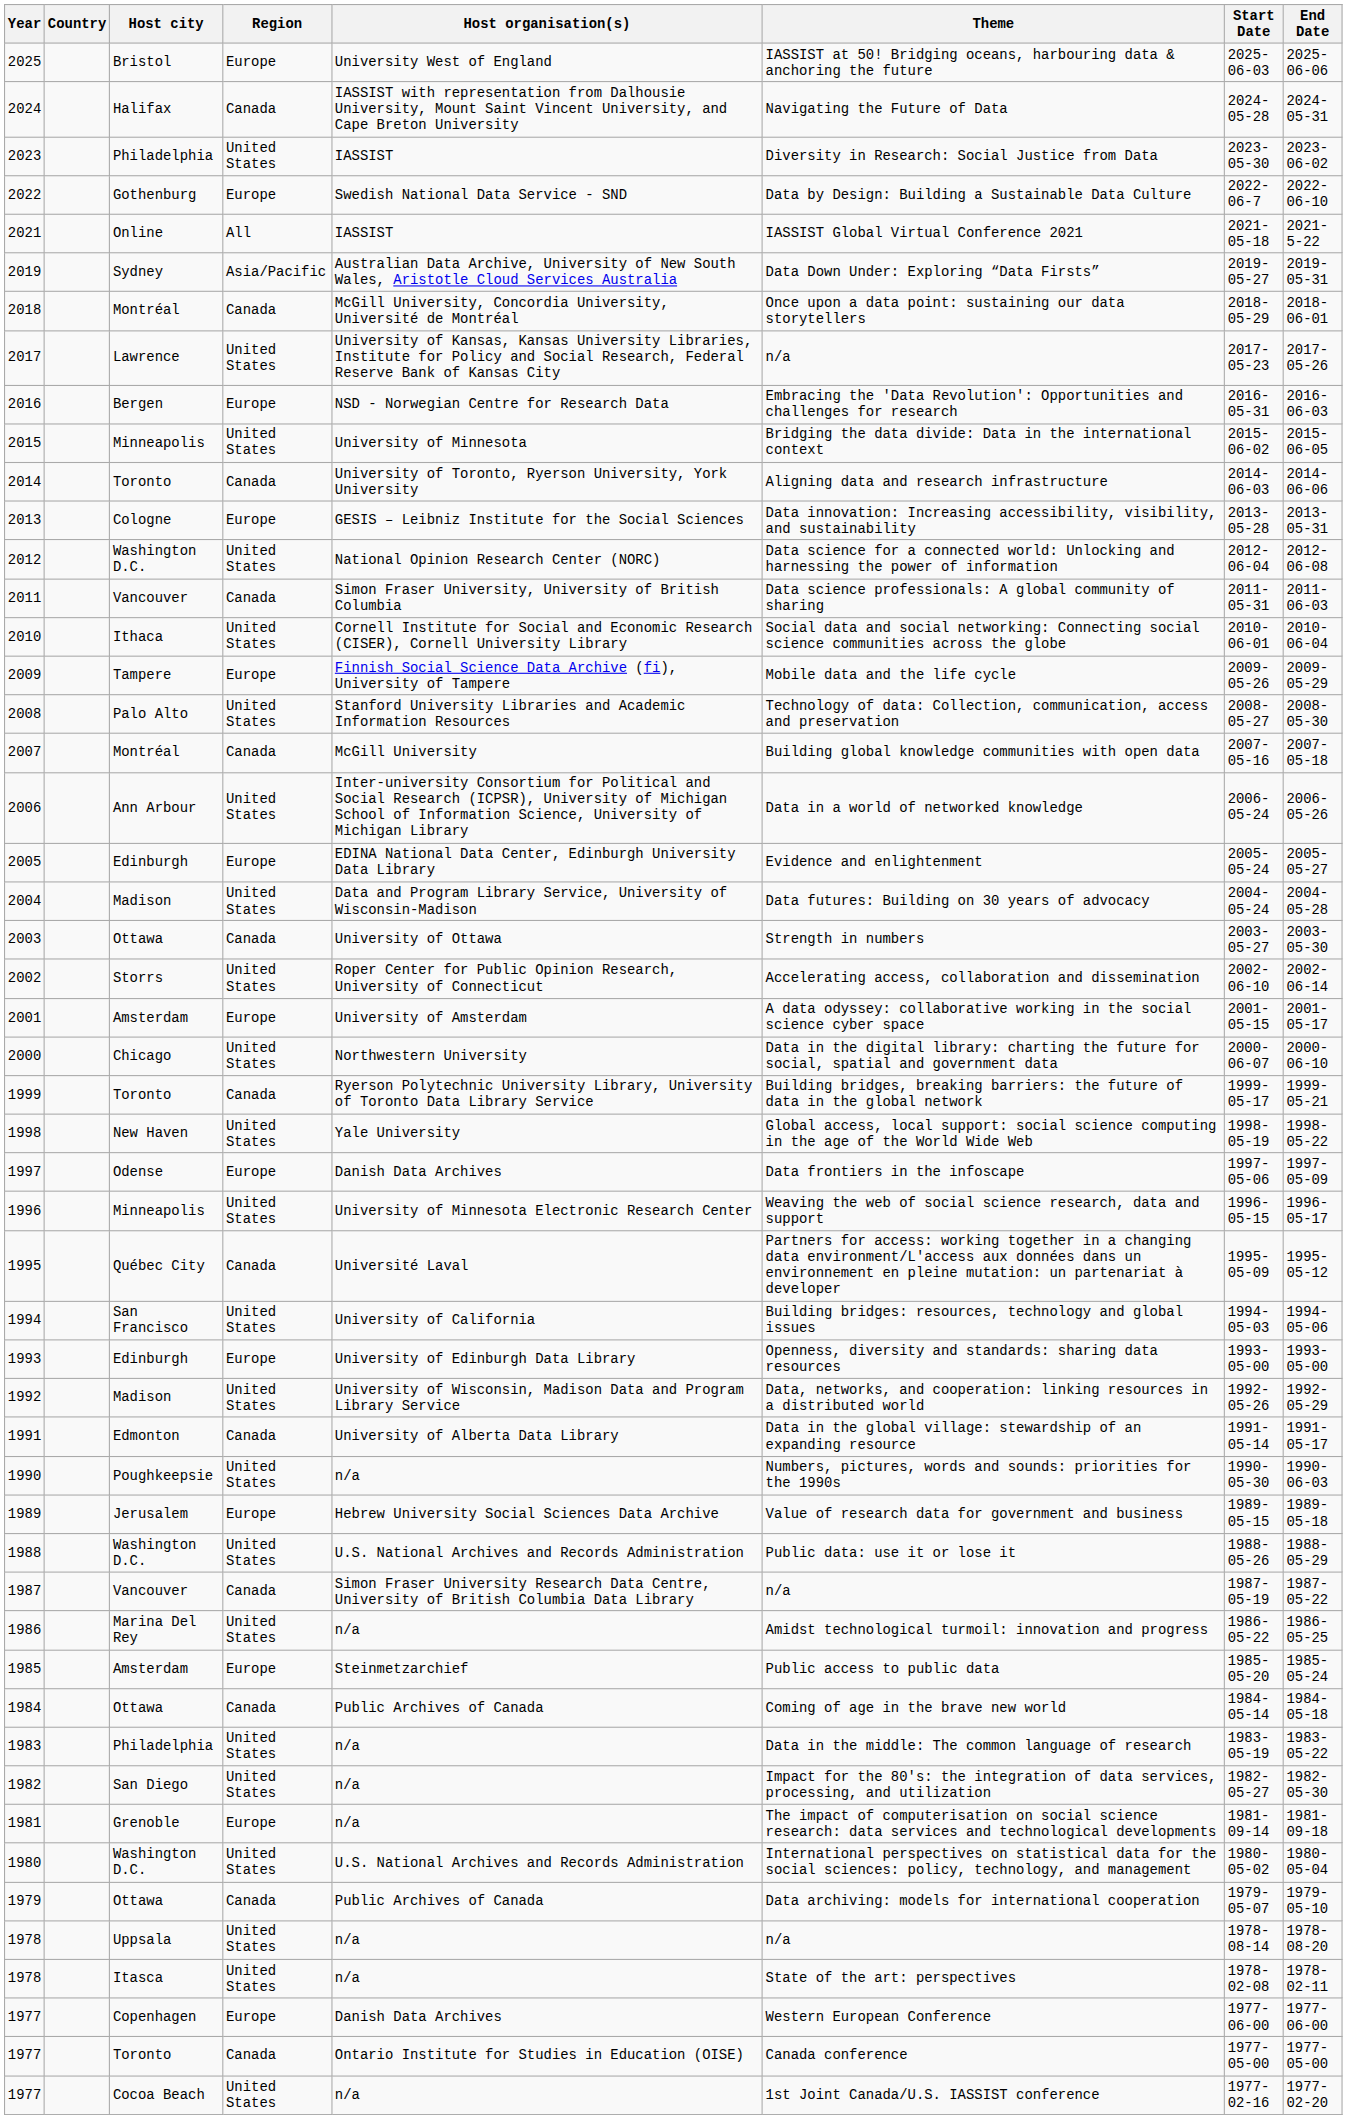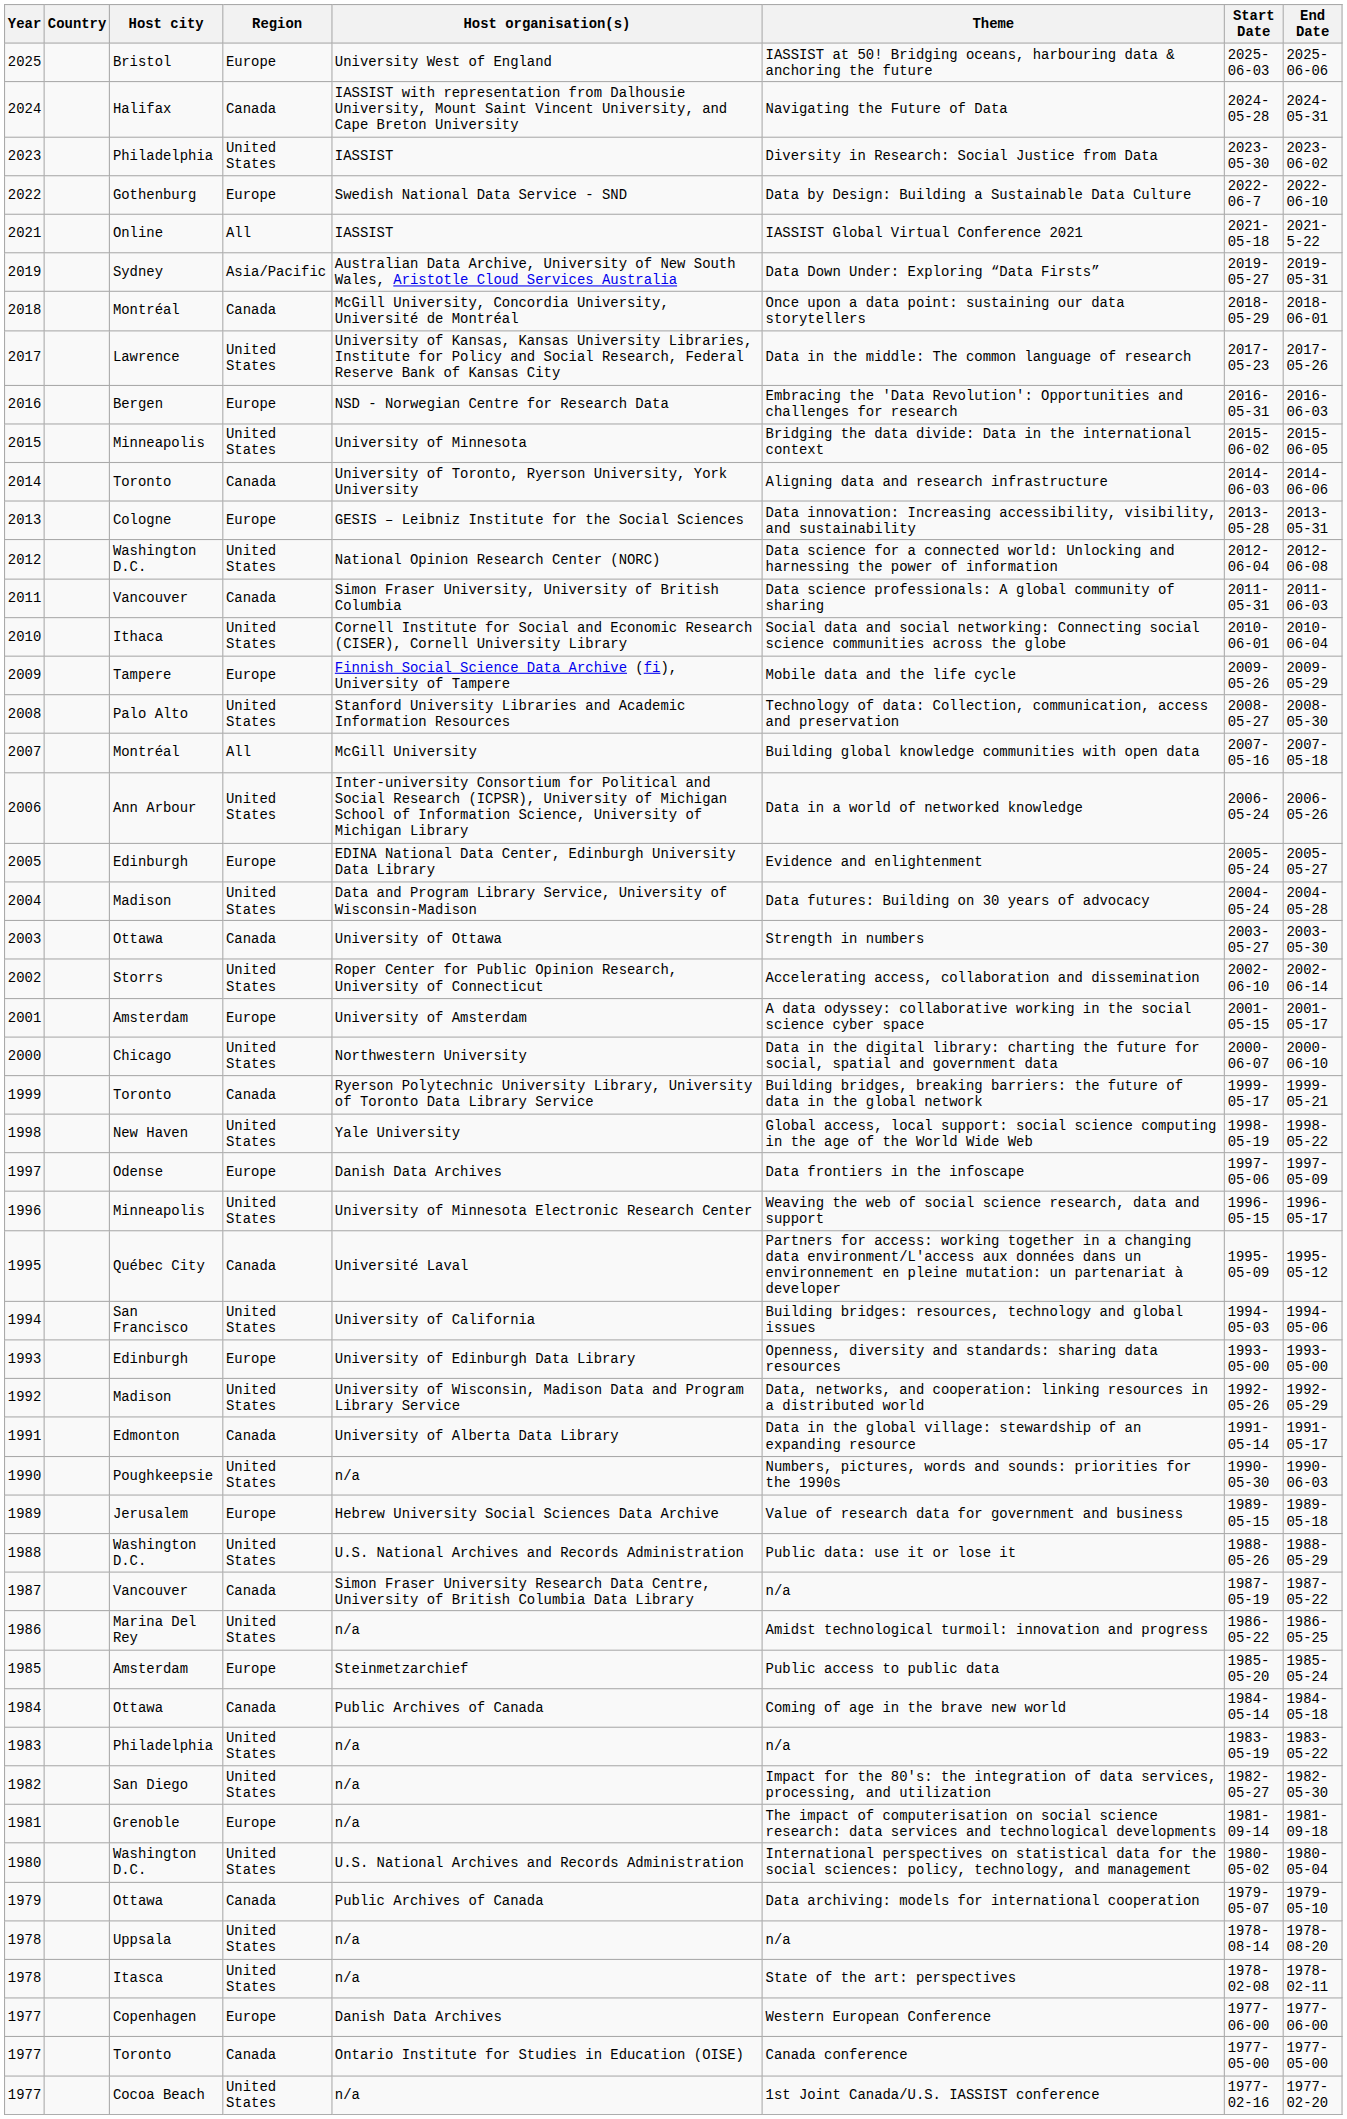(778, 358) n/a -> (978, 358) Data in the middle: The common language of research
(251, 753) Canada -> (239, 753) All
(978, 1746) Data in the middle: The common language of research -> (778, 1746) n/a
